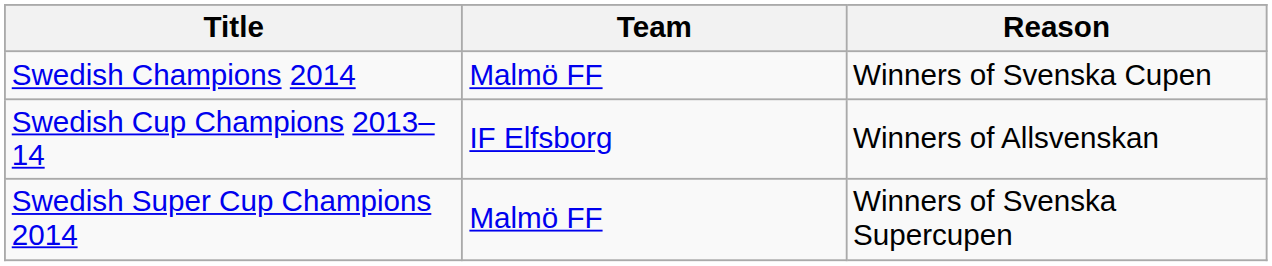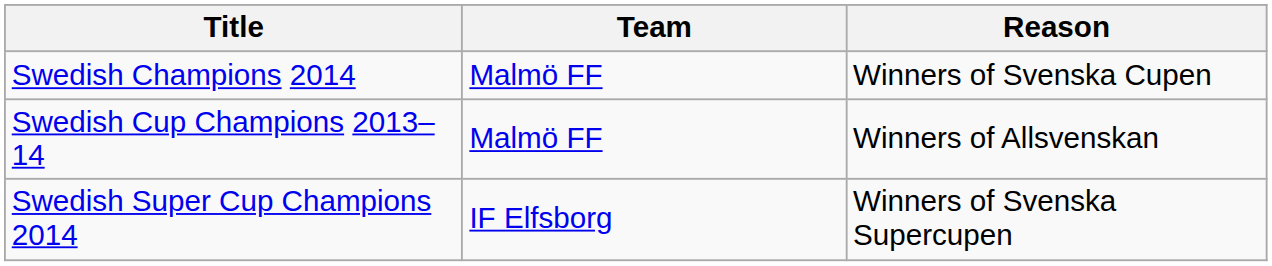(541, 138) IF Elfsborg -> (536, 138) Malmö FF
(536, 218) Malmö FF -> (541, 218) IF Elfsborg
